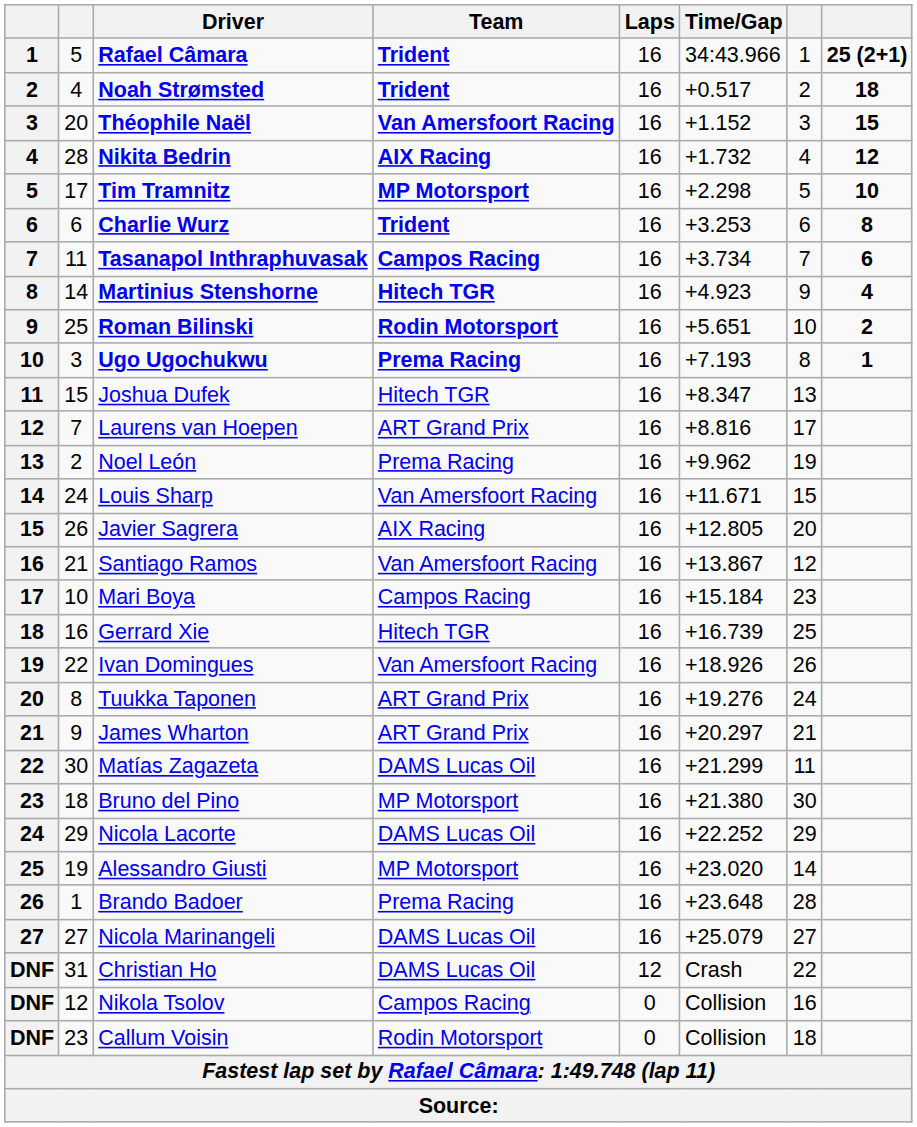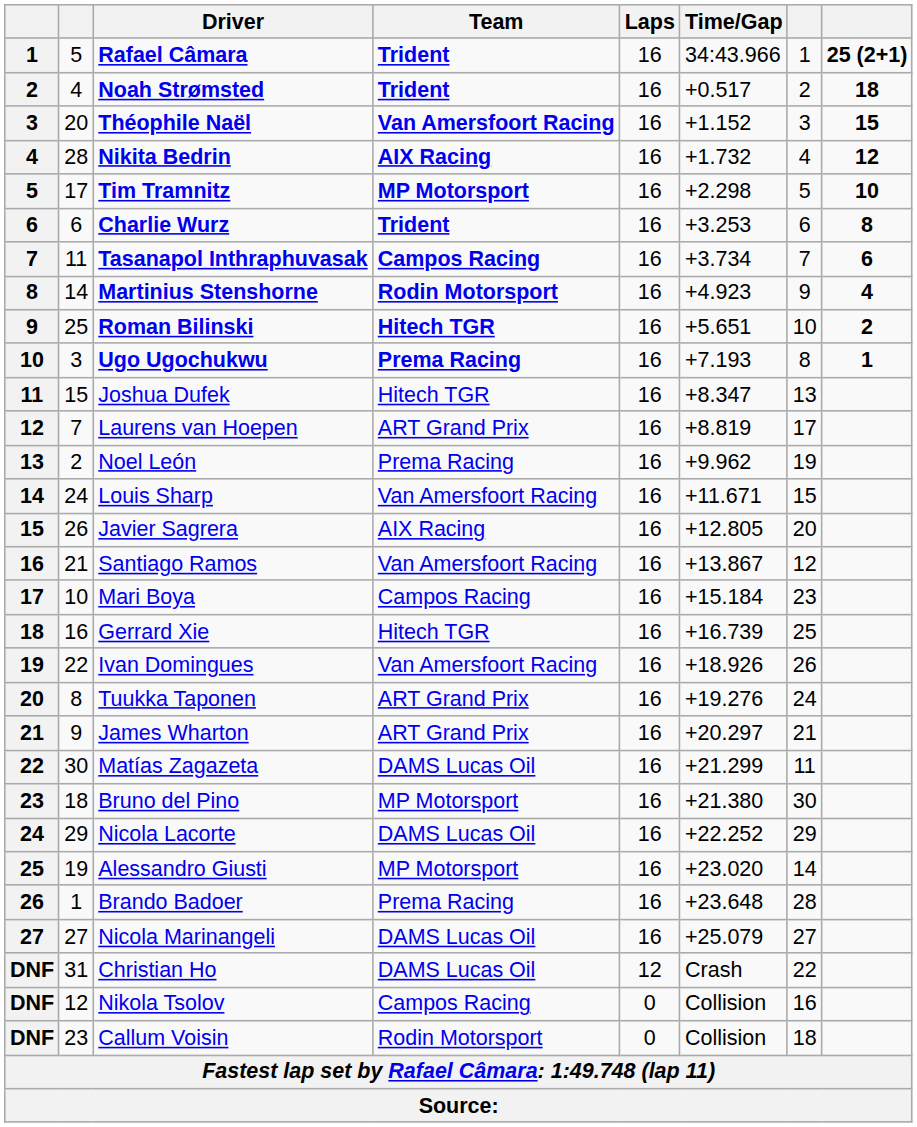(436, 292) Hitech TGR -> (468, 292) Rodin Motorsport
(468, 326) Rodin Motorsport -> (436, 326) Hitech TGR
(718, 428) +8.816 -> (718, 428) +8.819
